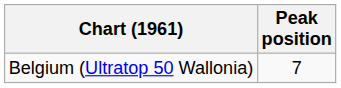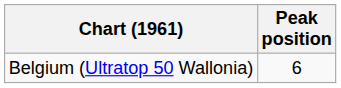(297, 67) 7 -> (297, 67) 6
